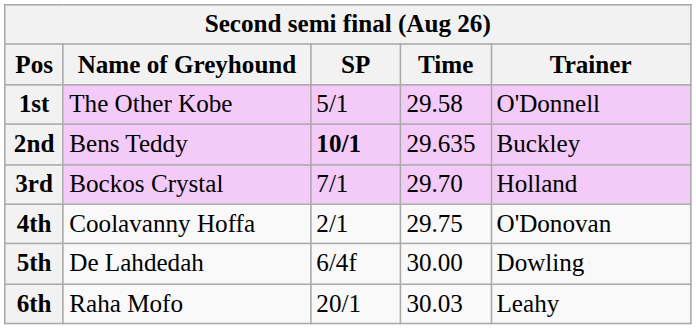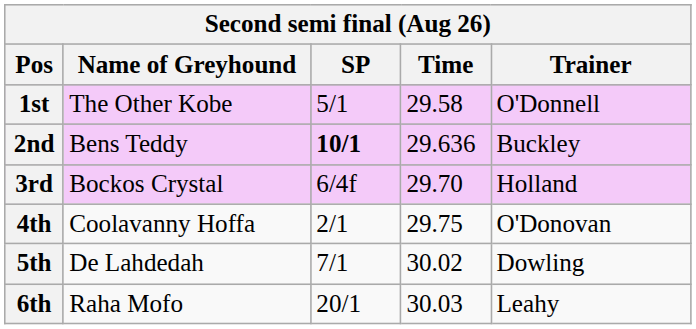(441, 143) 29.635 -> (441, 143) 29.636
(332, 183) 7/1 -> (337, 183) 6/4f
(337, 263) 6/4f -> (332, 263) 7/1
(435, 263) 30.00 -> (435, 263) 30.02
